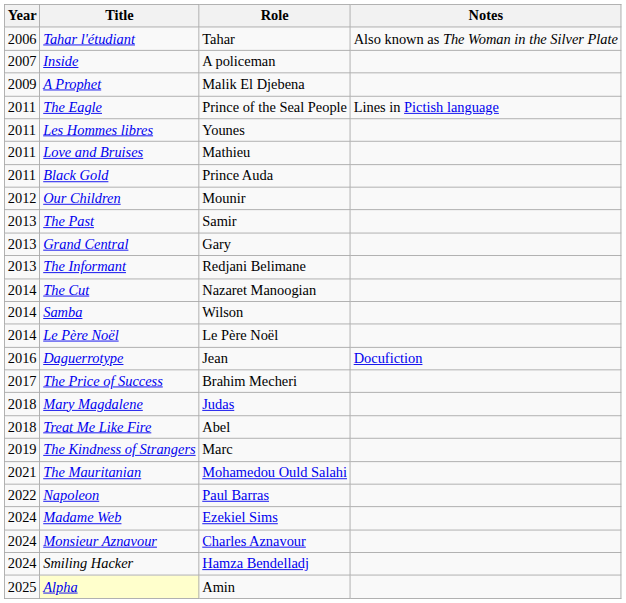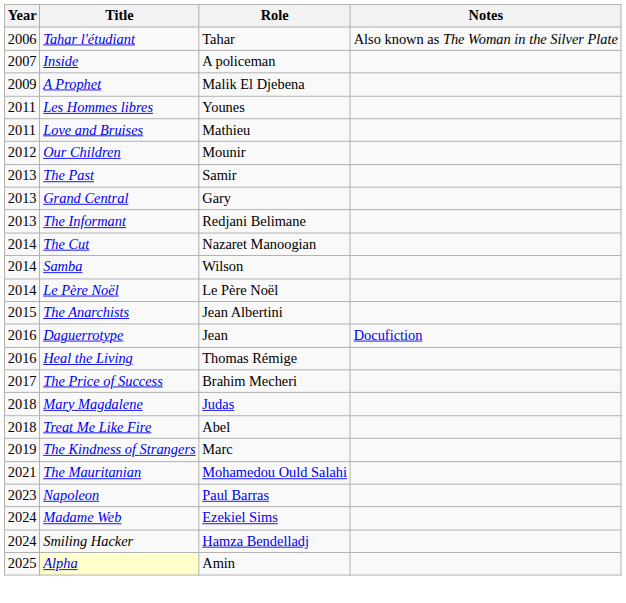- row: (73, 107)
- row: (76, 175)
+ row: (86, 312)
+ row: (88, 358)
(22, 495) 2022 -> (22, 495) 2023
- row: (100, 541)
